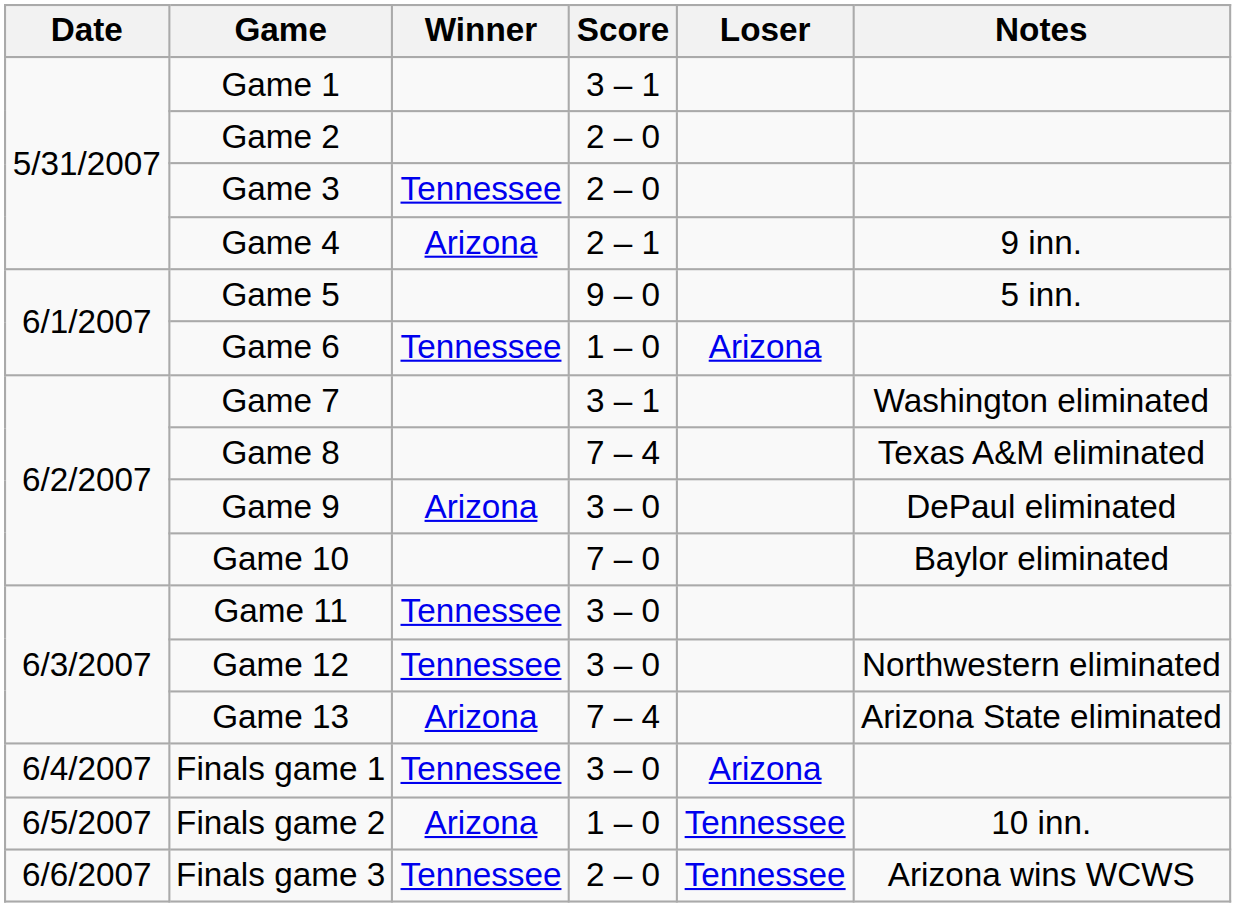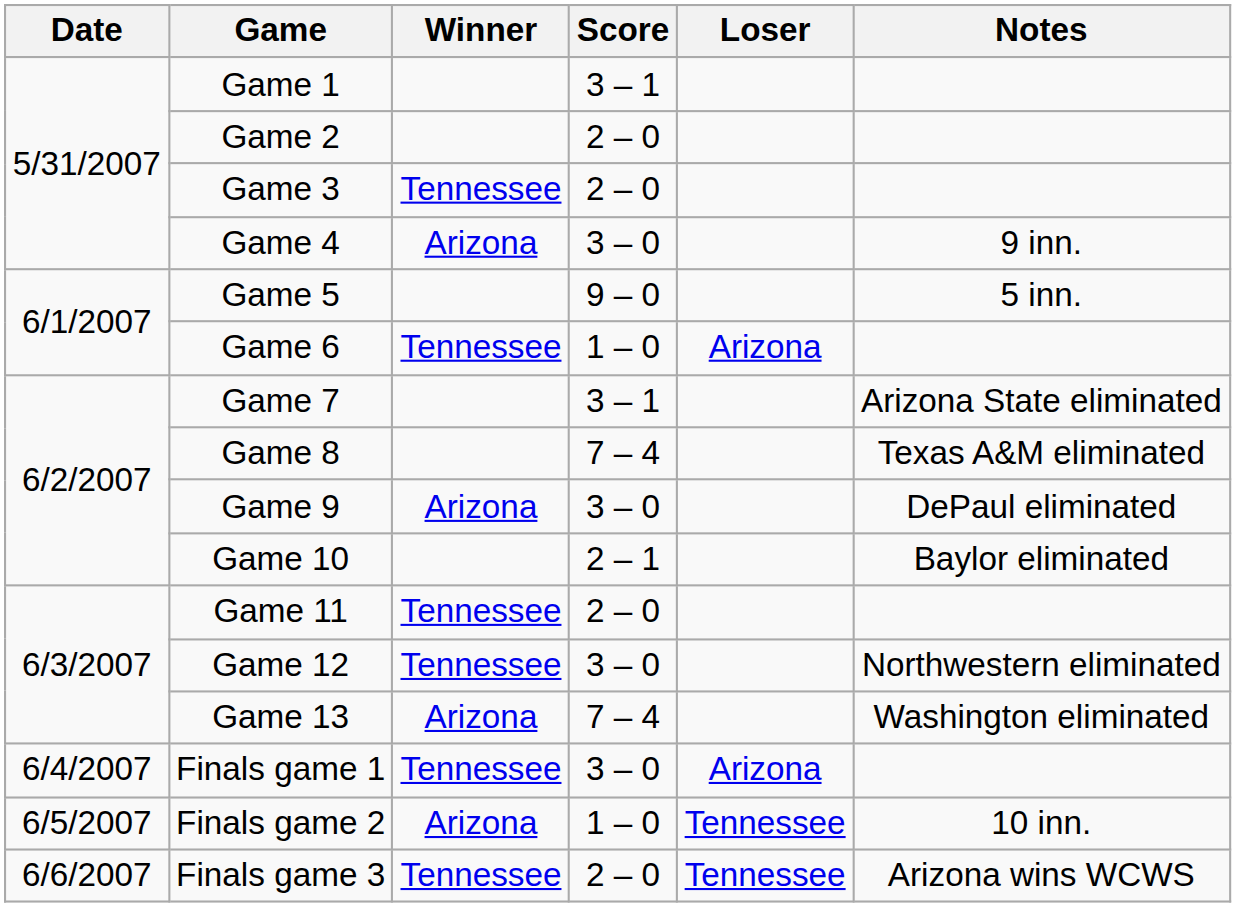(623, 242) 2 – 1 -> (623, 242) 3 – 0
(1041, 400) Washington eliminated -> (1041, 400) Arizona State eliminated
(623, 558) 7 – 0 -> (623, 558) 2 – 1
(623, 611) 3 – 0 -> (623, 611) 2 – 0
(1041, 717) Arizona State eliminated -> (1041, 717) Washington eliminated
